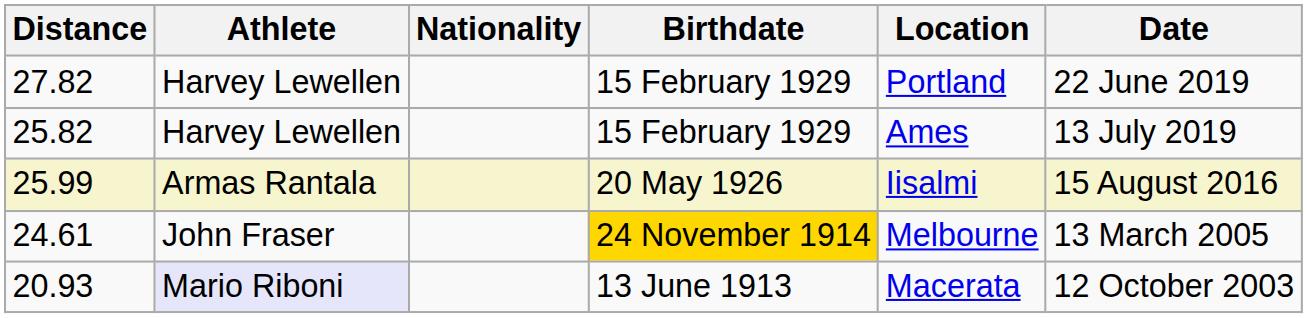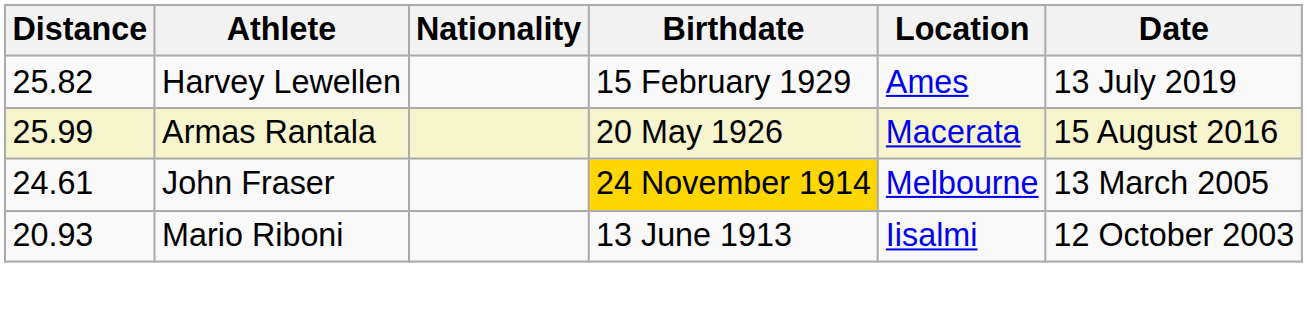- row: (53, 81)
(932, 183) Iisalmi -> (953, 132) Macerata
(253, 286) lavender background -> (253, 235) no background
(953, 286) Macerata -> (932, 235) Iisalmi
